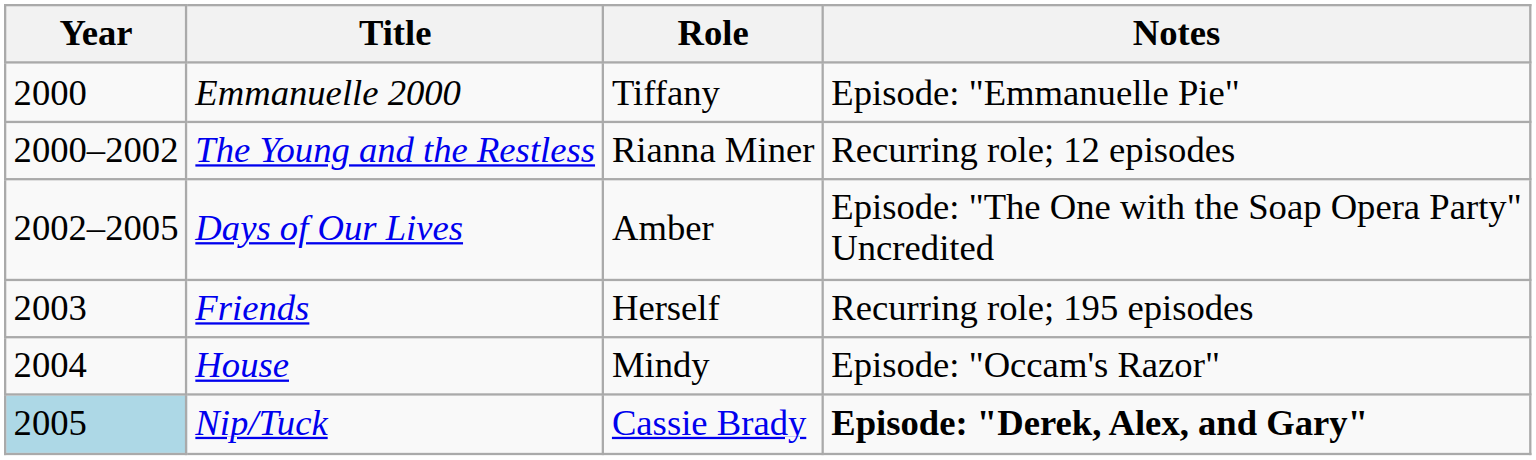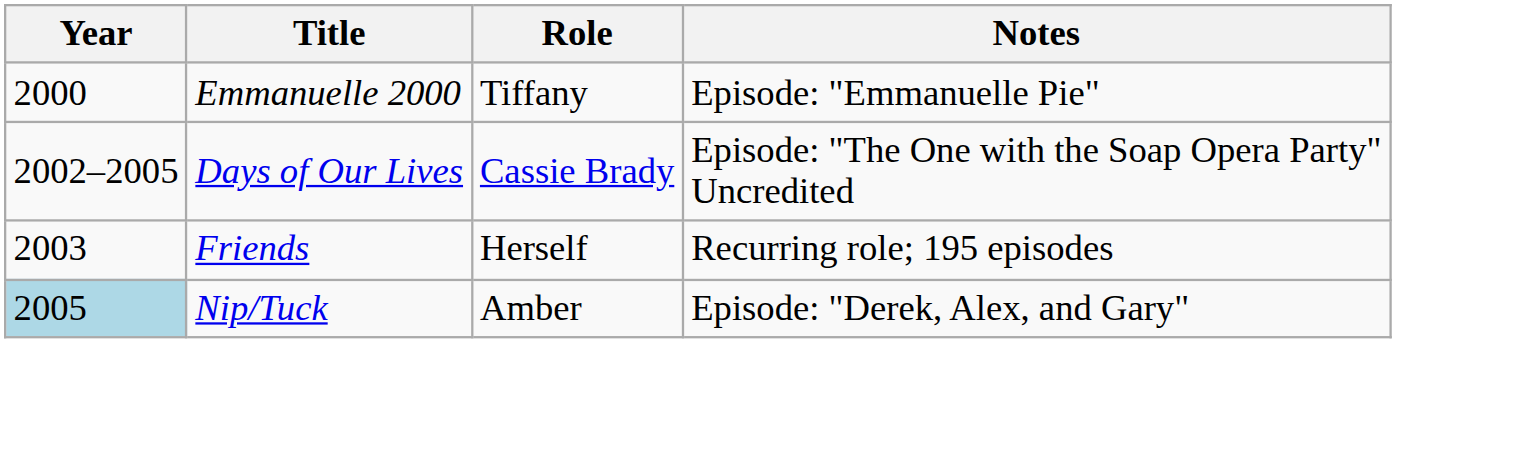- row: (395, 149)
(663, 228) Amber -> (577, 170) Cassie Brady
- row: (242, 365)
(709, 423) Cassie Brady -> (531, 307) Amber
(1100, 423) bold -> (940, 307) normal
